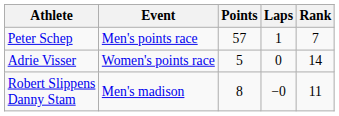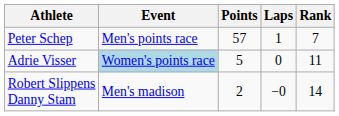(158, 61) no background -> (158, 61) lightblue background
(315, 61) 14 -> (315, 61) 11
(239, 91) 8 -> (239, 91) 2
(315, 91) 11 -> (315, 91) 14
